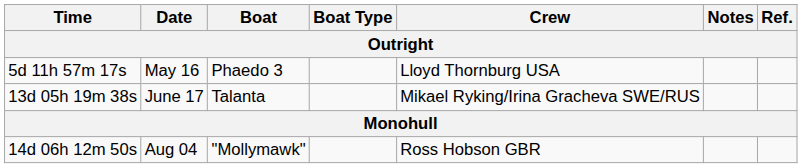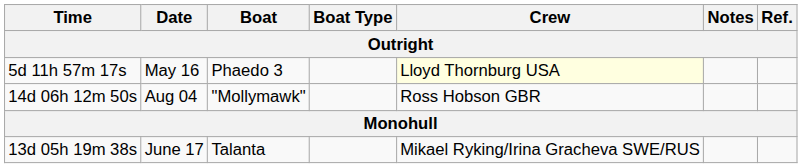(480, 70) no background -> (480, 70) lightyellow background
rows swapped: (73, 149) <-> (73, 96)
